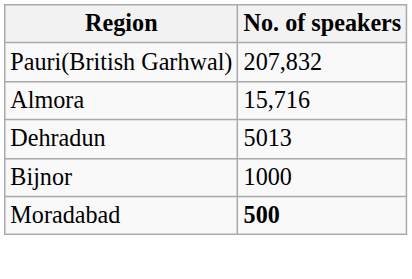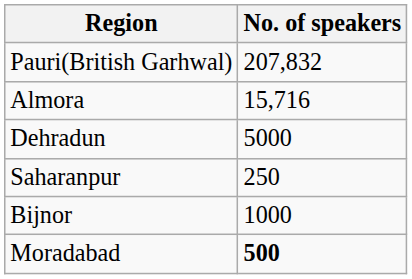(268, 138) 5013 -> (268, 138) 5000
+ row: (65, 176)
